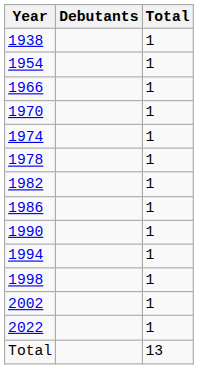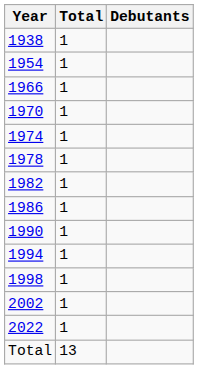columns swapped: (99, 17) <-> (168, 17)
